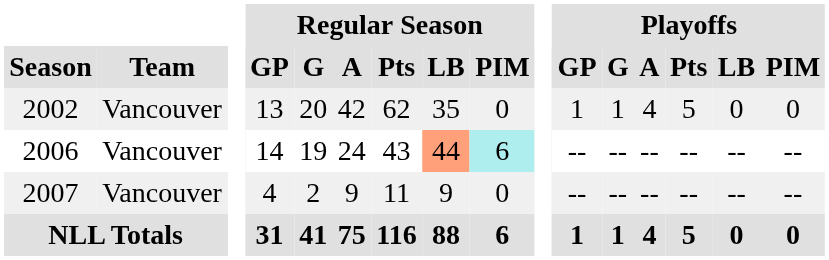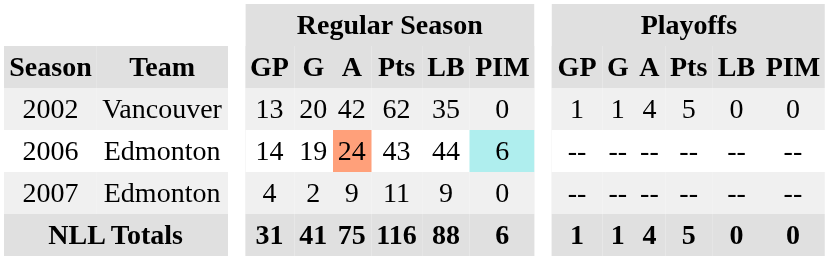(162, 150) Vancouver -> (162, 150) Edmonton
(352, 150) no background -> (352, 150) lightsalmon background
(446, 150) lightsalmon background -> (446, 150) no background
(162, 192) Vancouver -> (162, 192) Edmonton
